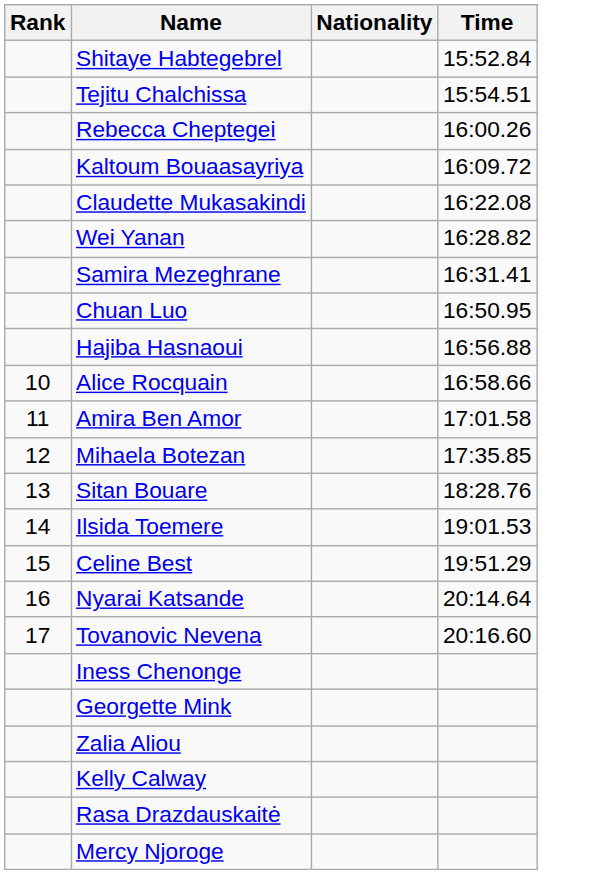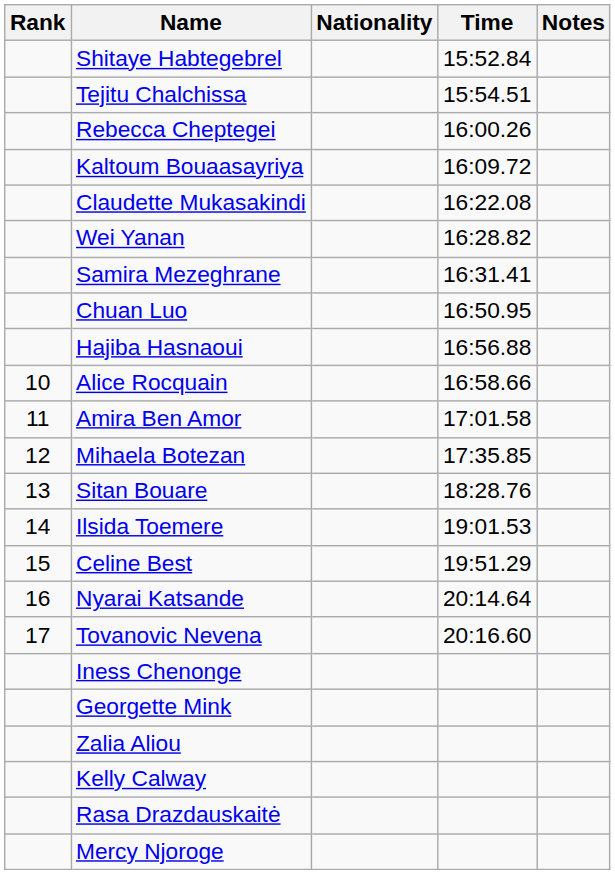+ column: (573, 22)
